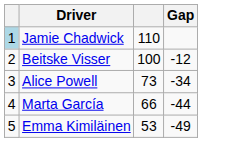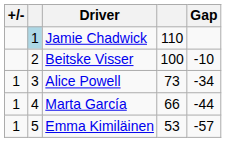+ column: (16, 16)
(181, 60) -12 -> (204, 60) -10
(181, 126) -49 -> (204, 126) -57
